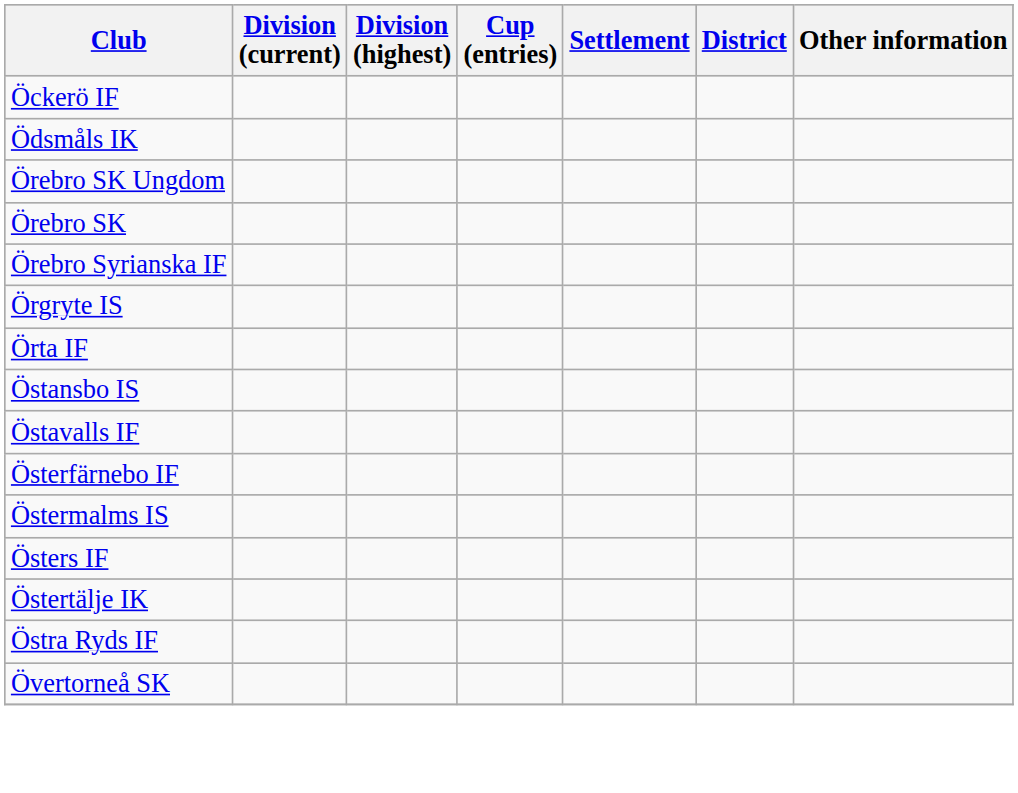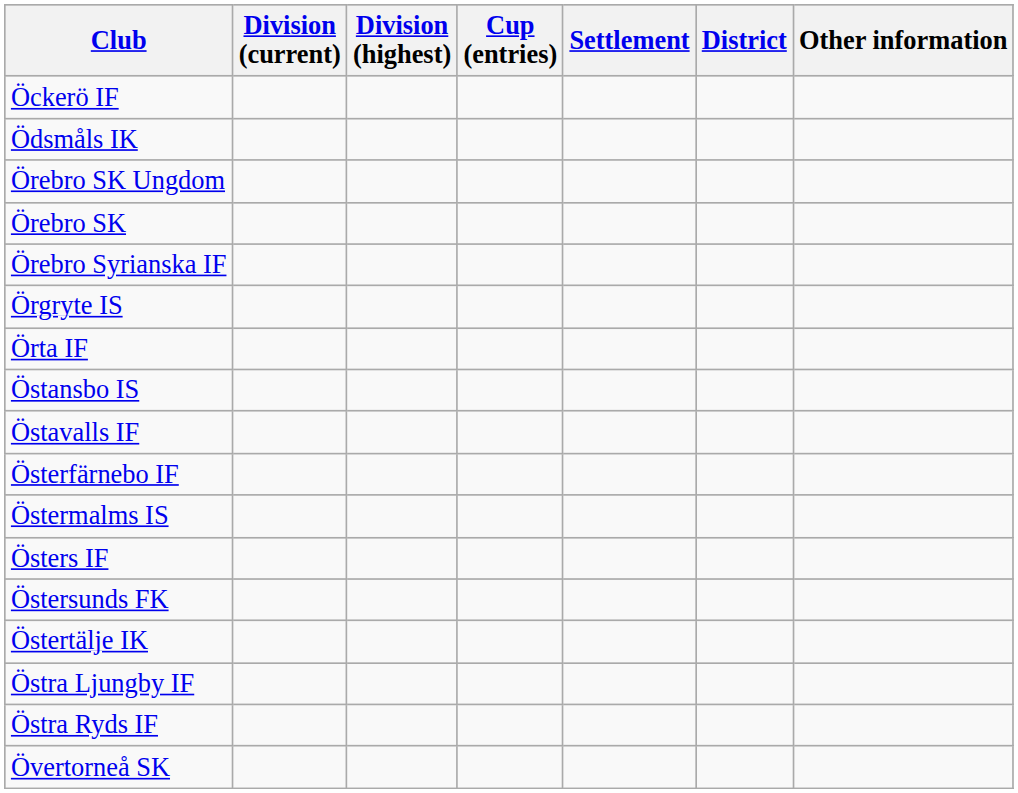+ row: (90, 599)
+ row: (103, 683)
